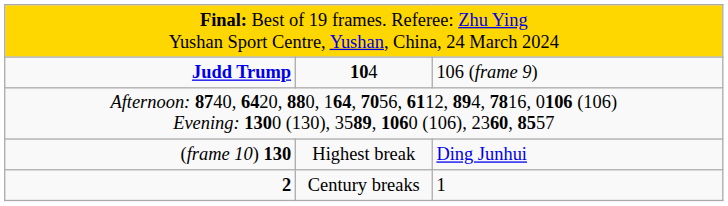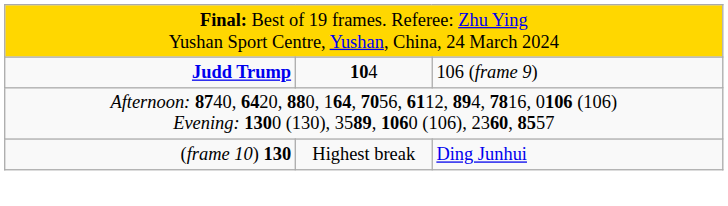- row: (287, 185)
